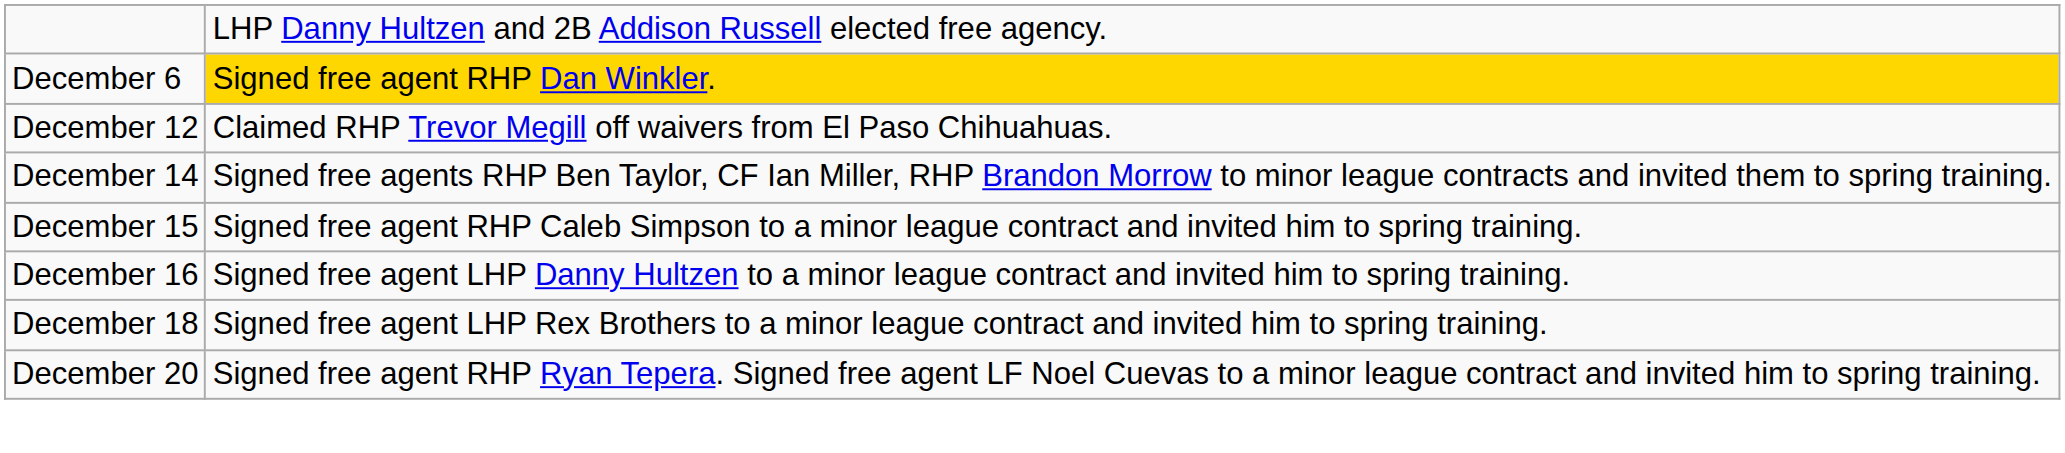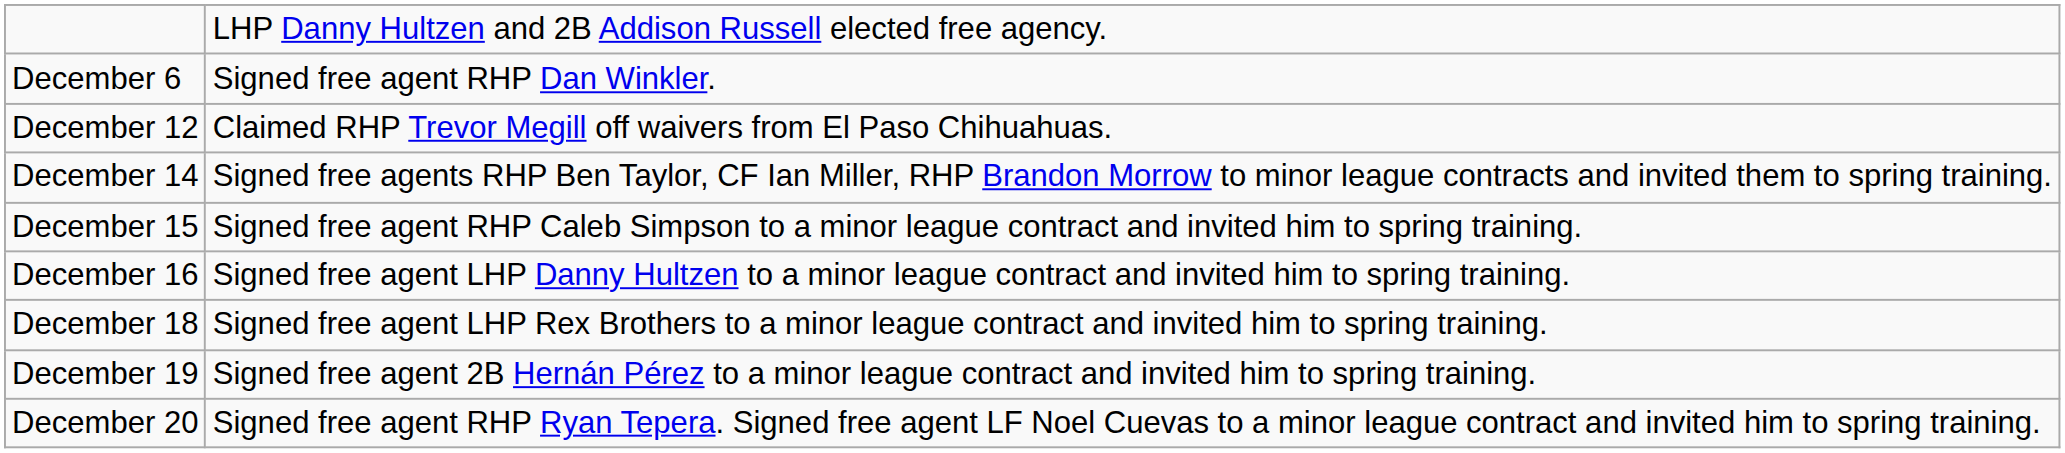(464, 78) gold background -> (464, 78) no background
+ row: (105, 373)
